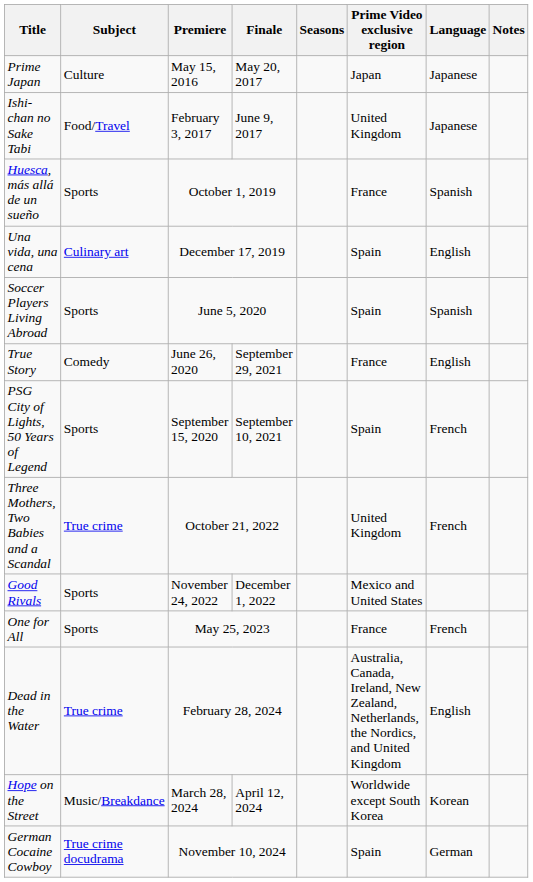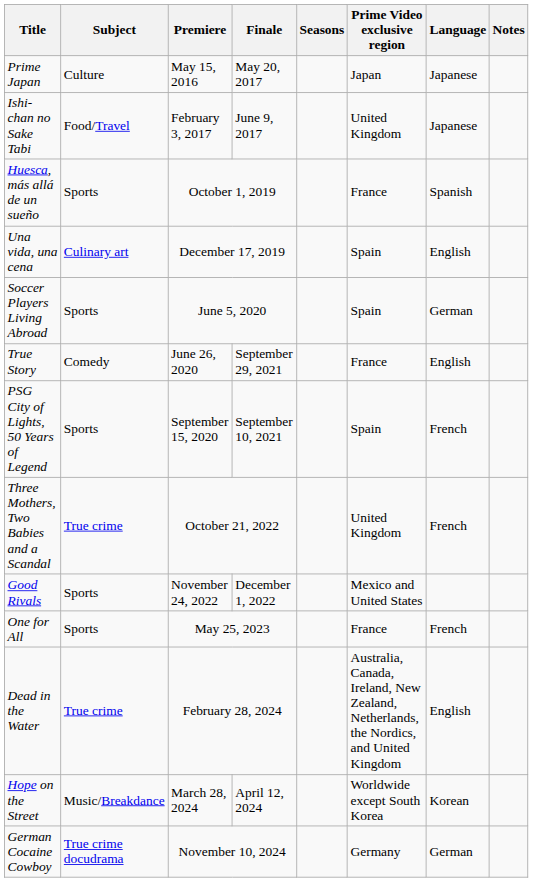(451, 310) Spanish -> (451, 310) German
(366, 851) Spain -> (376, 851) Germany
